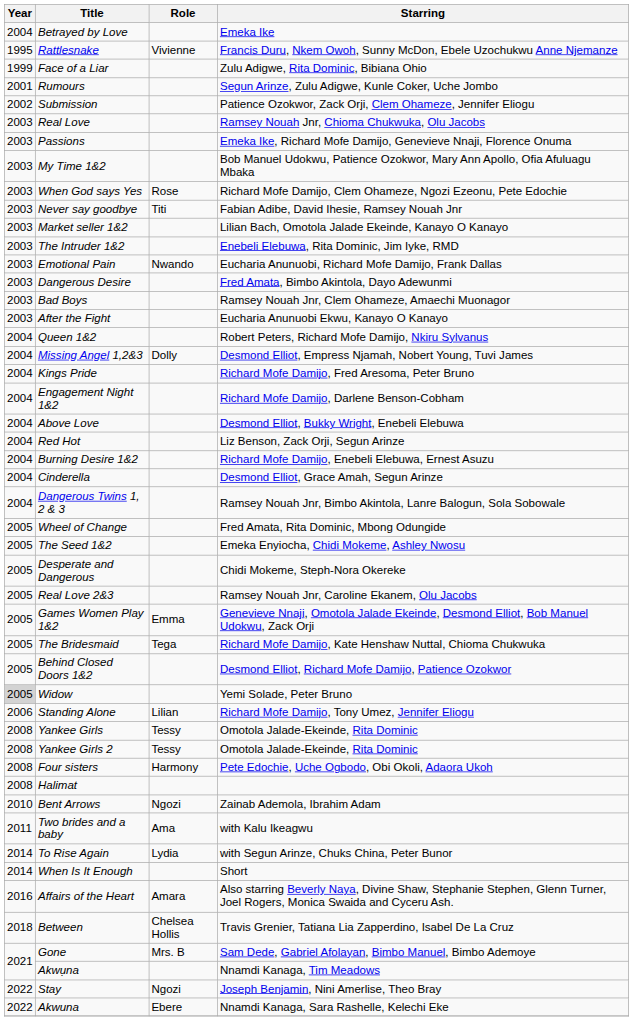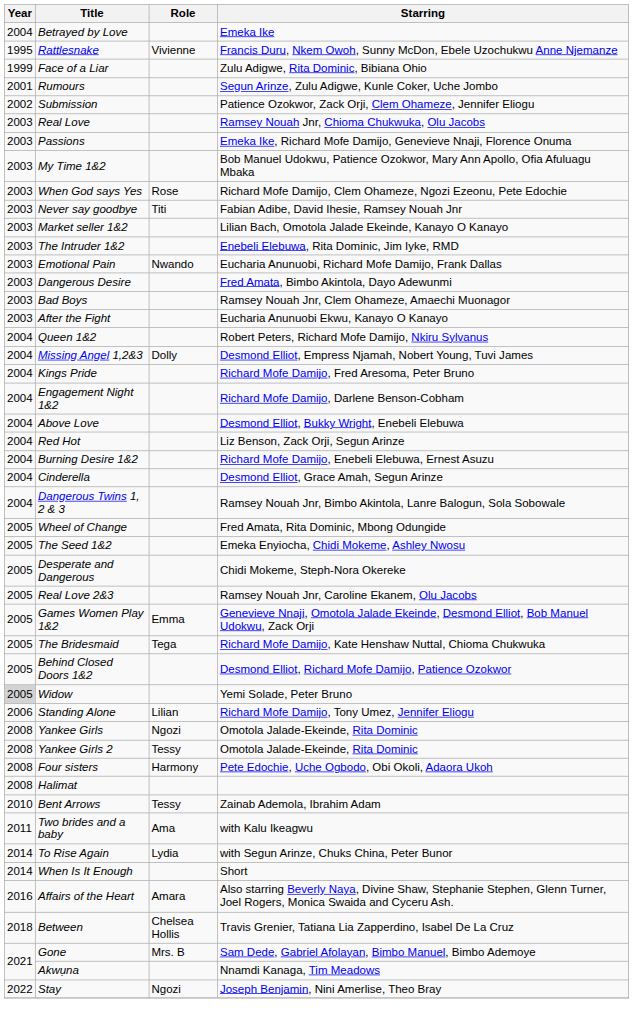(166, 730) Tessy -> (166, 730) Ngozi
(166, 803) Ngozi -> (166, 803) Tessy
- row: (58, 1007)
